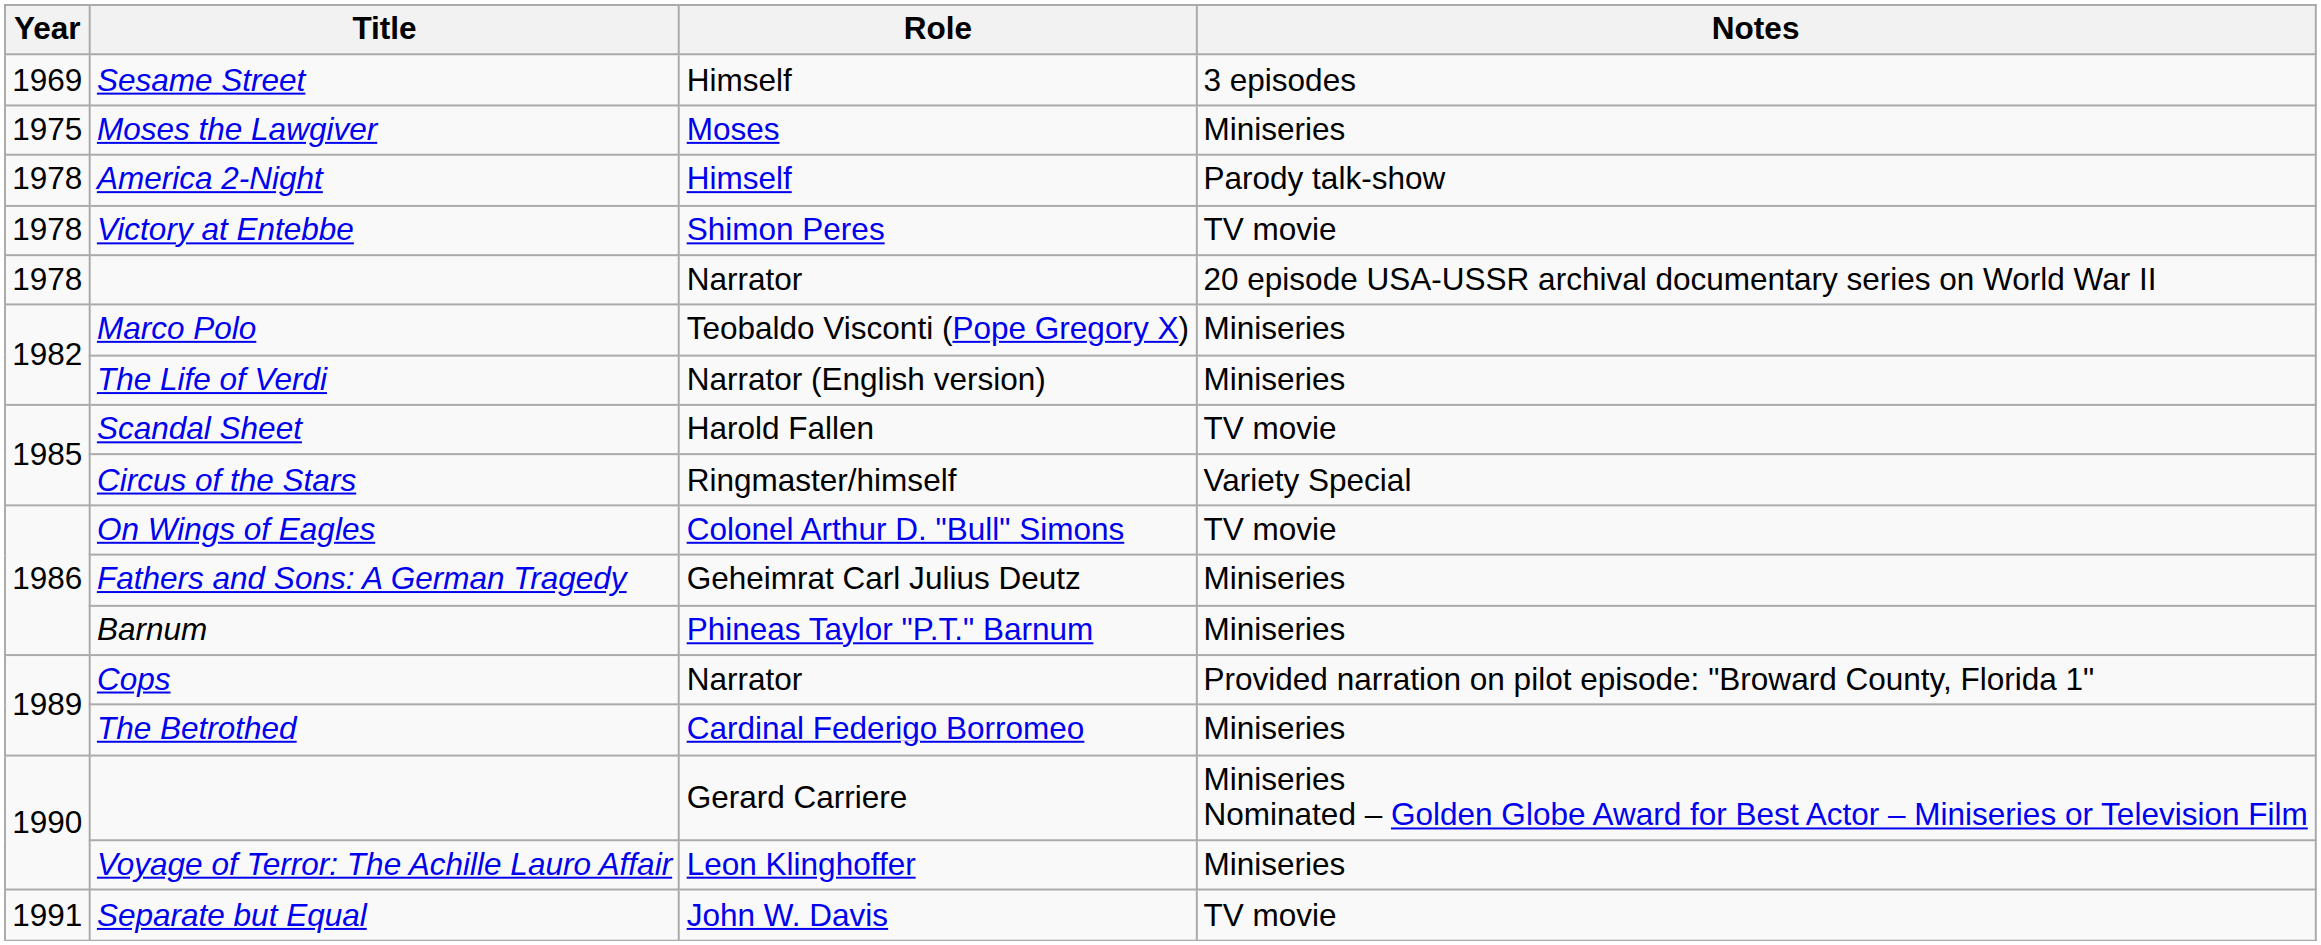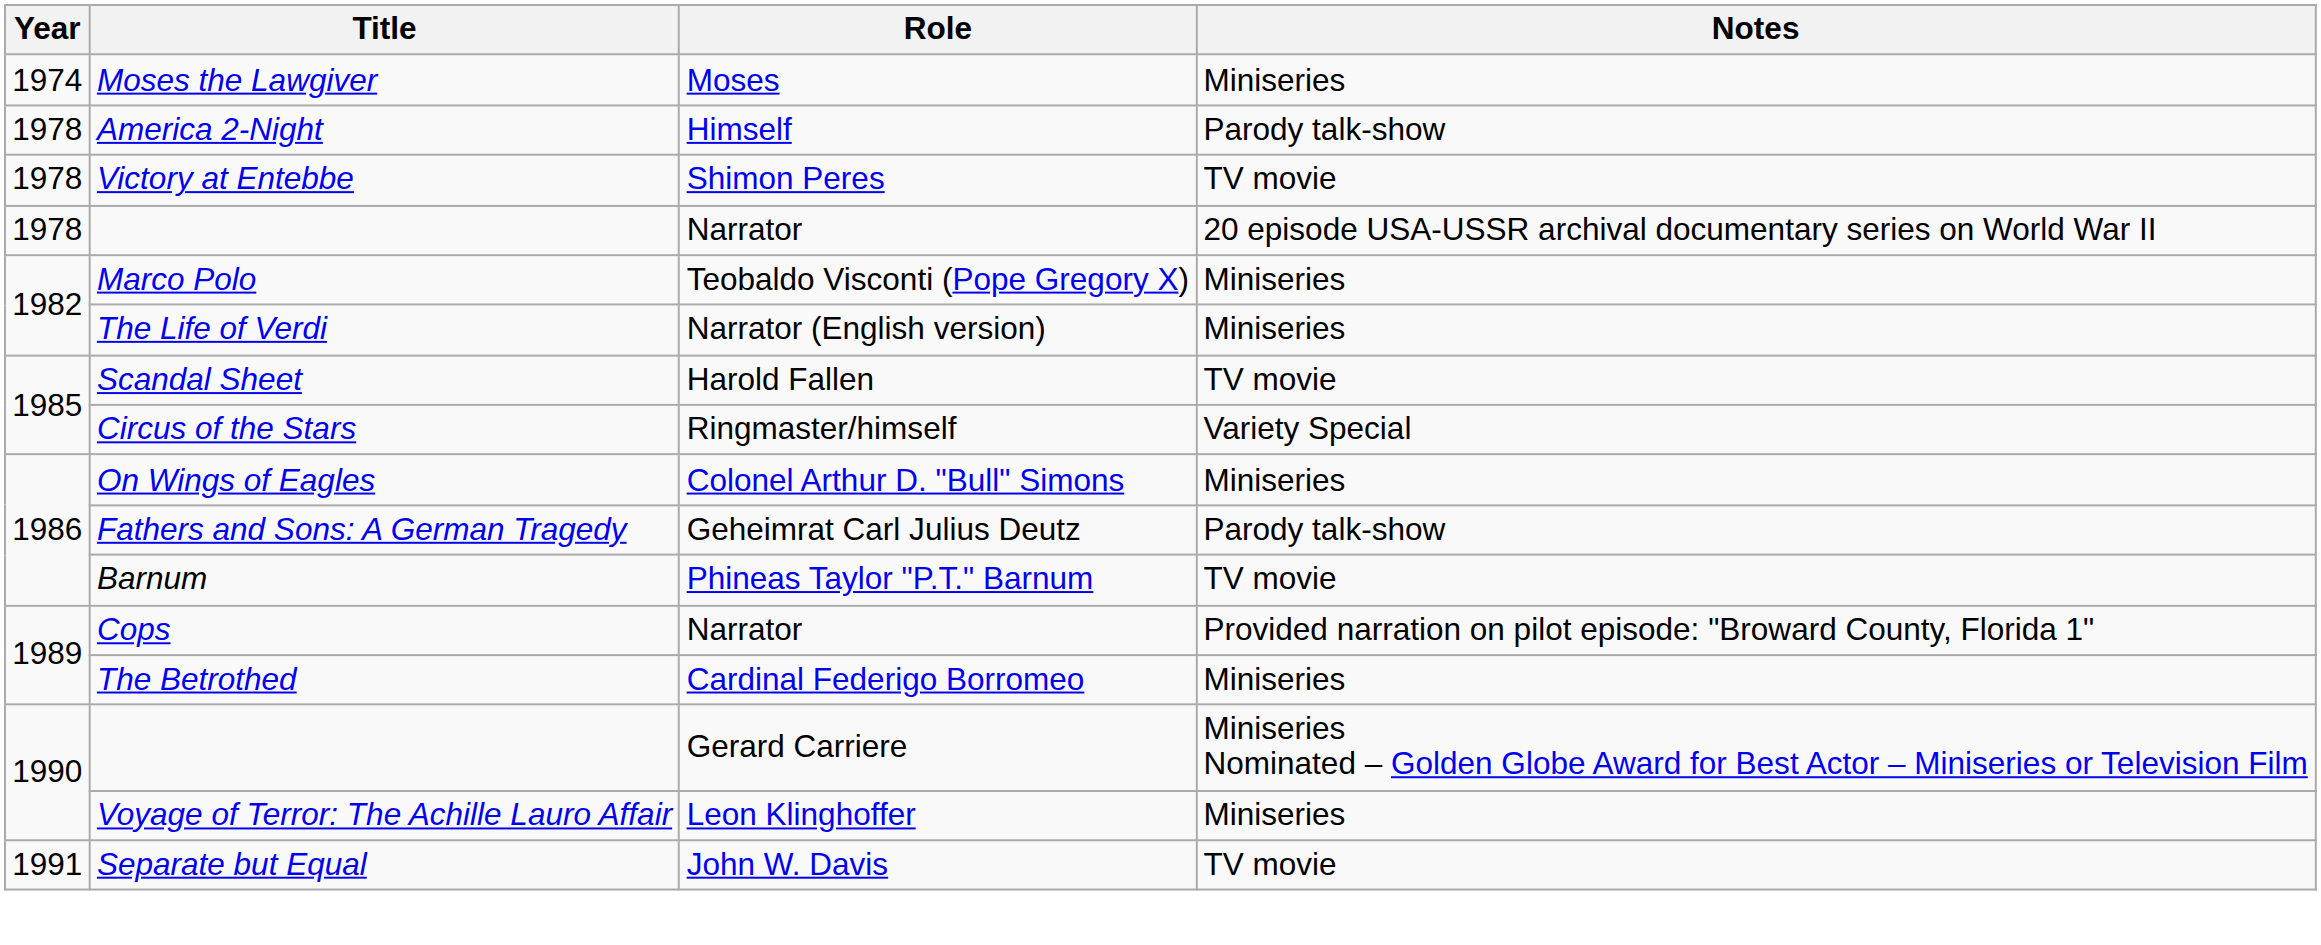- row: (201, 79)
(47, 129) 1975 -> (47, 79) 1974
(1270, 529) TV movie -> (1274, 479) Miniseries
(1274, 579) Miniseries -> (1324, 529) Parody talk-show
(1274, 629) Miniseries -> (1270, 579) TV movie
